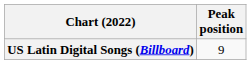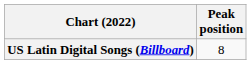(221, 49) 9 -> (221, 49) 8
